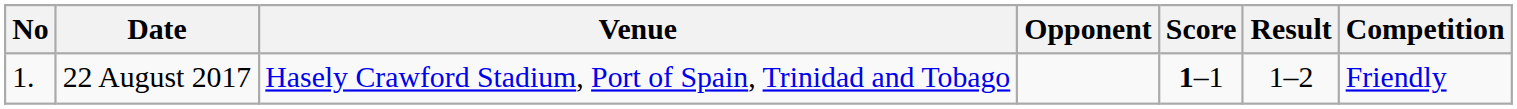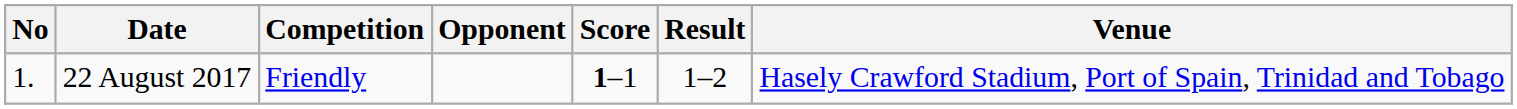columns swapped: (638, 28) <-> (1425, 28)
